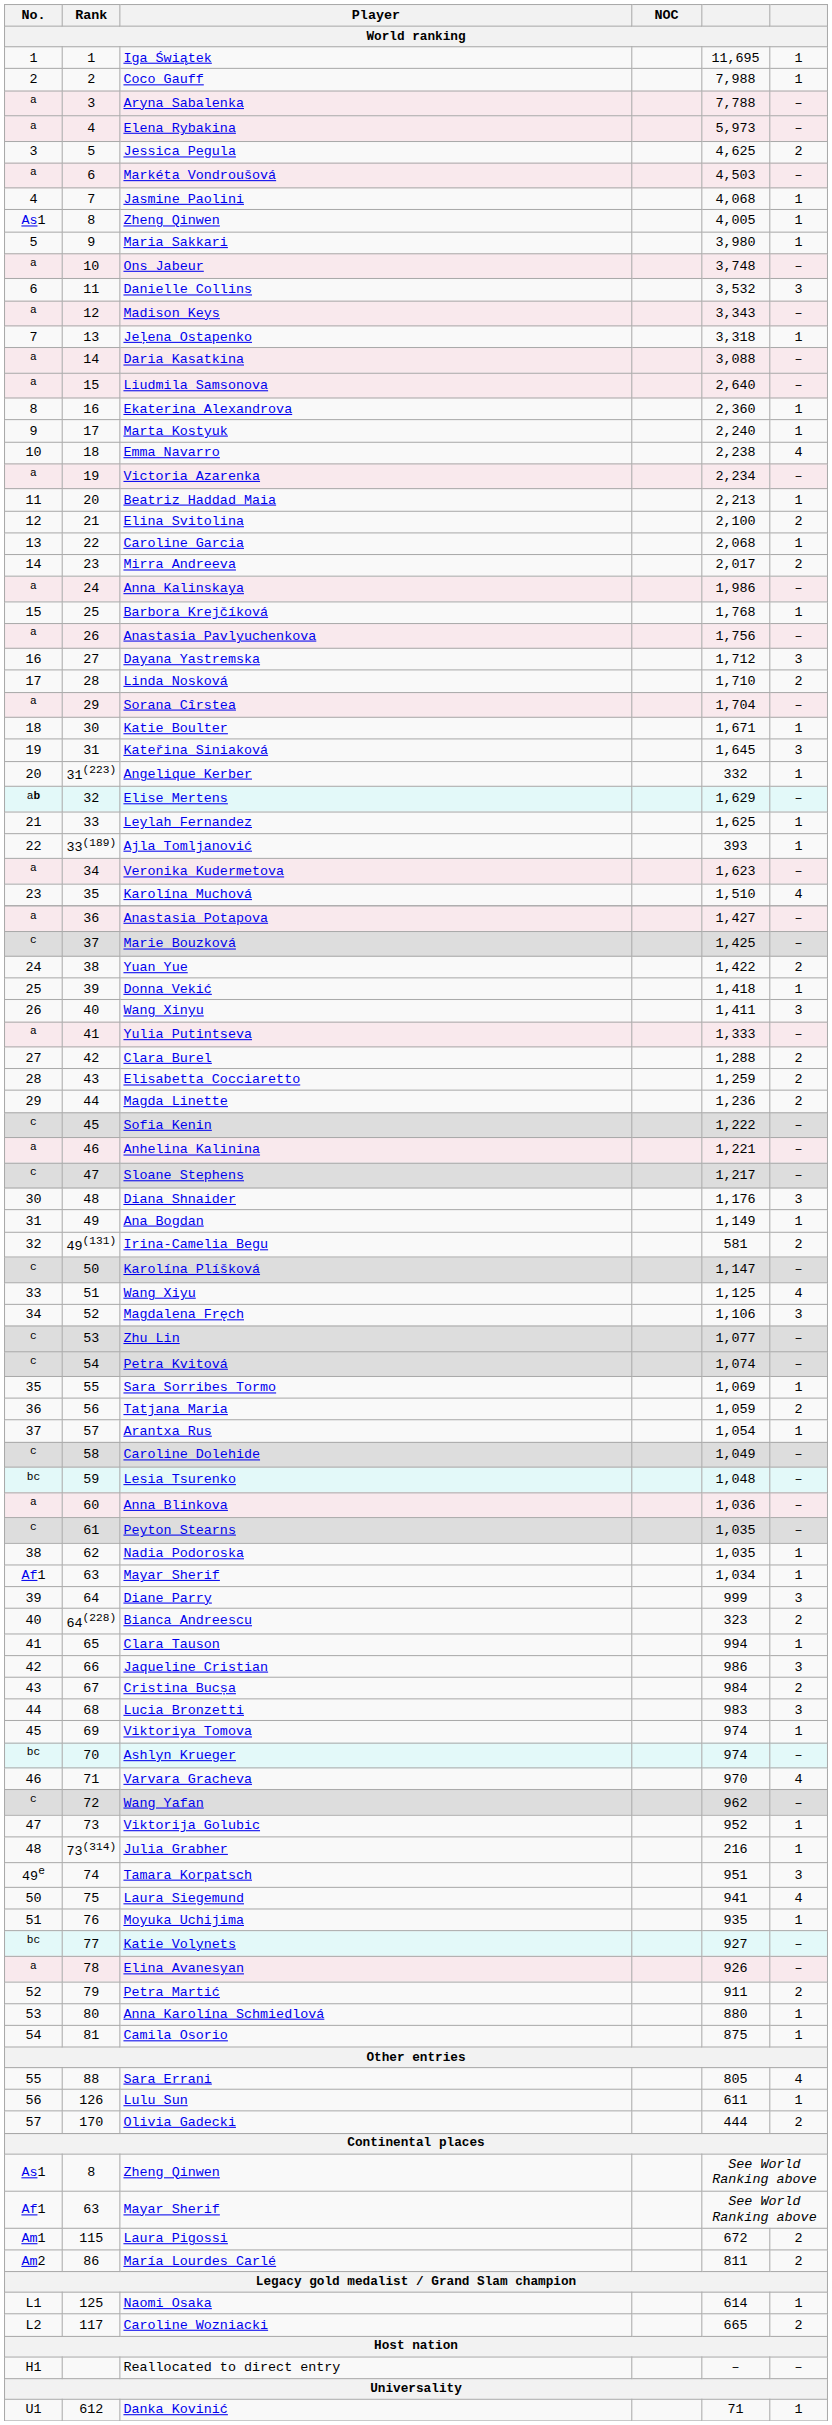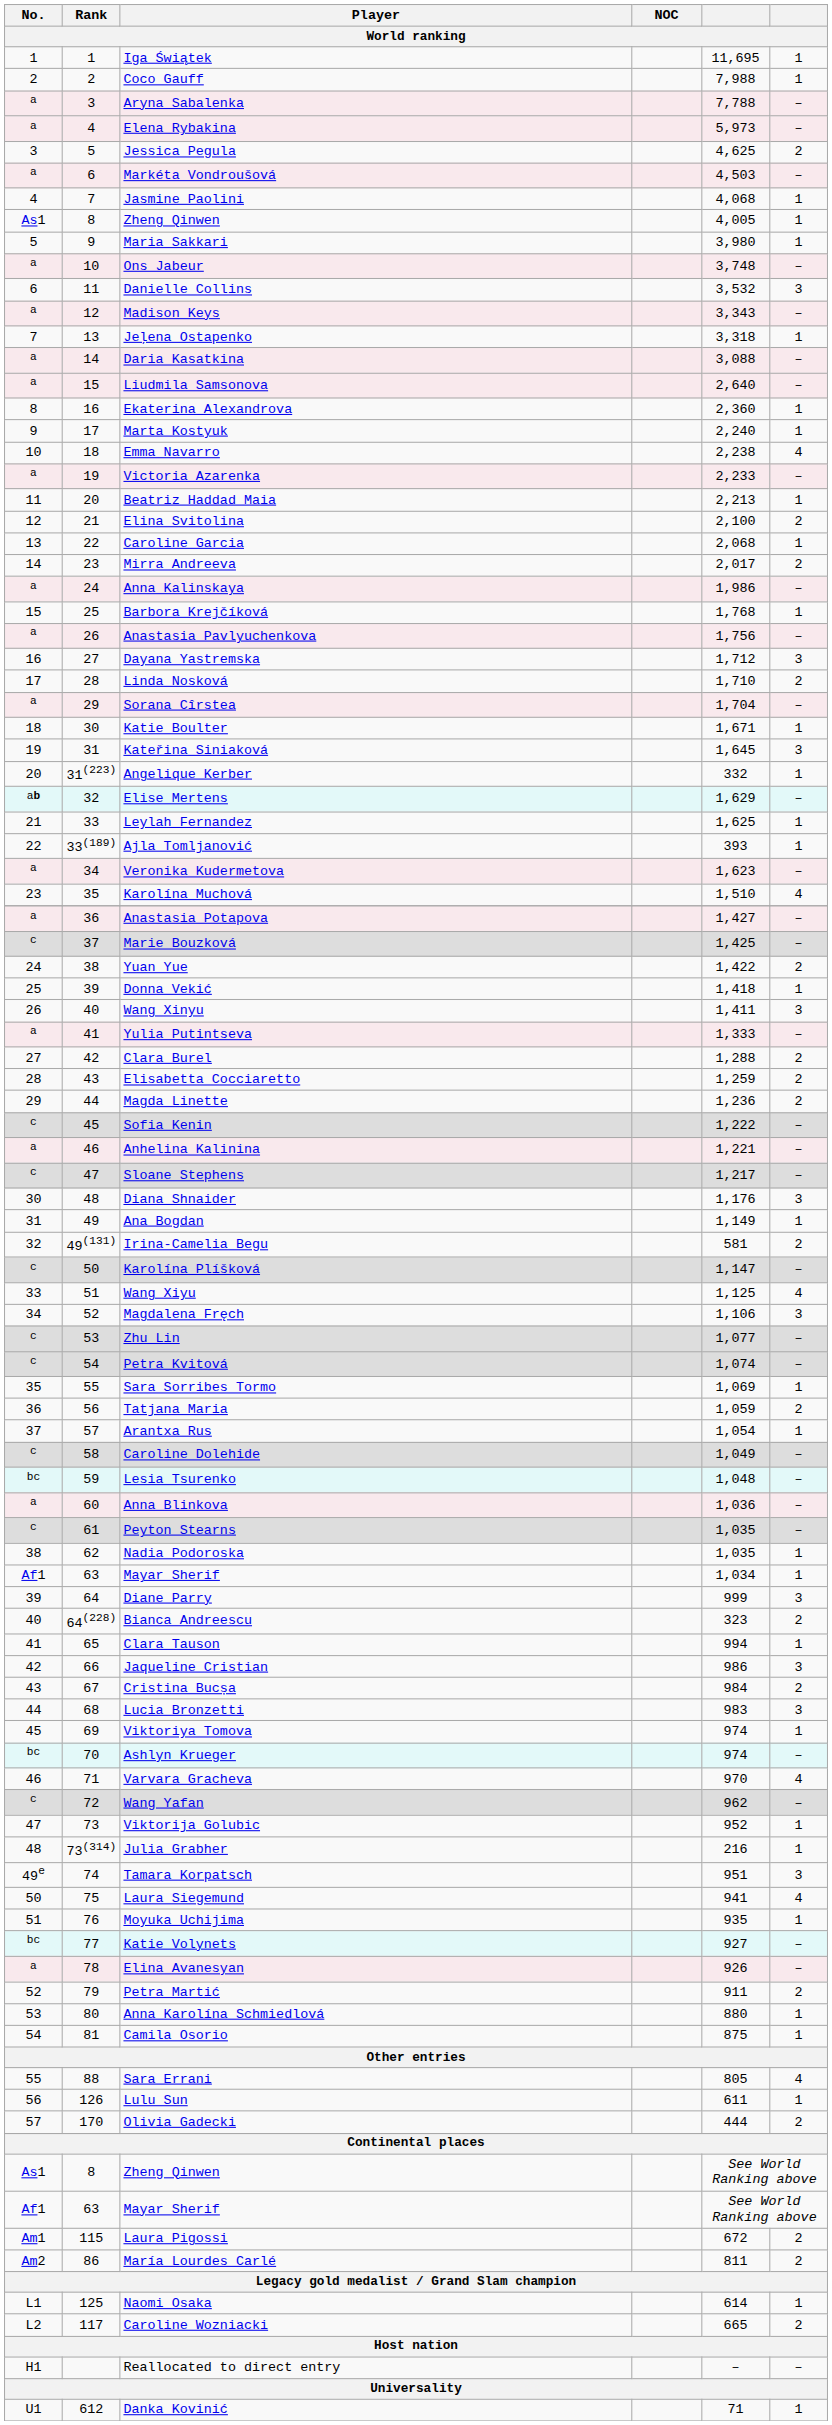(736, 476) 2,234 -> (736, 476) 2,233
